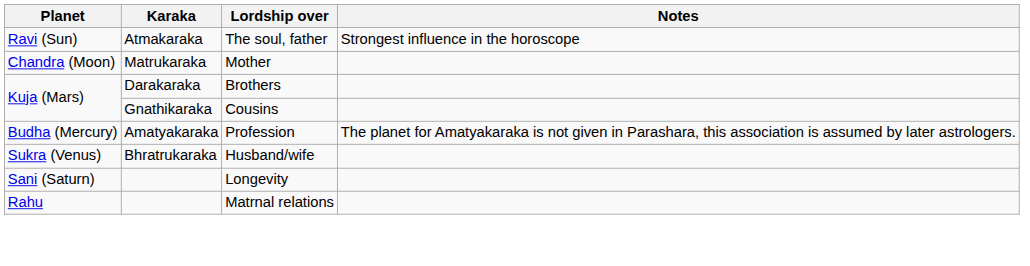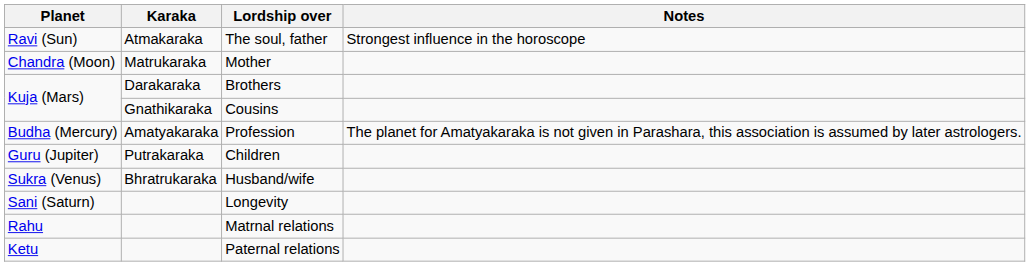+ row: (253, 156)
+ row: (282, 249)
